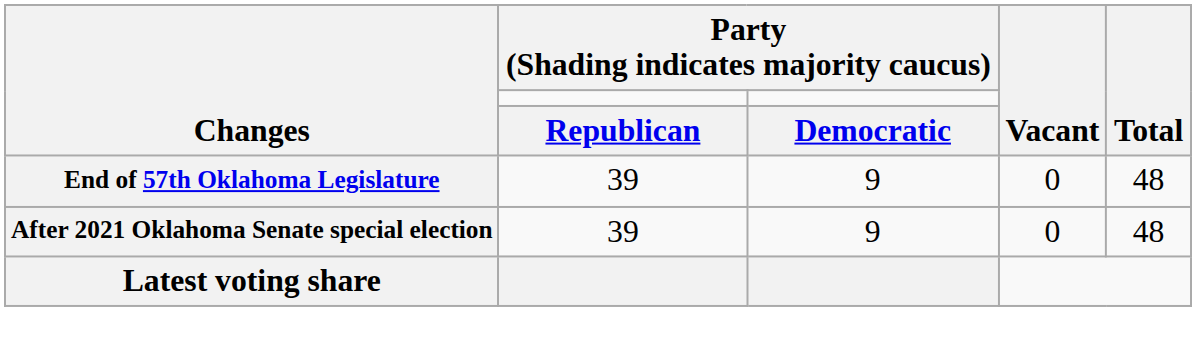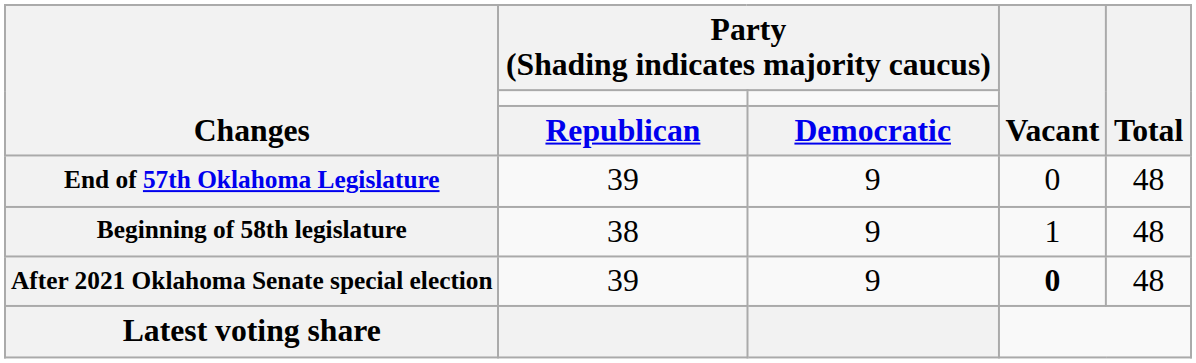+ row: (252, 230)
(1052, 230) normal -> (1052, 280) bold
